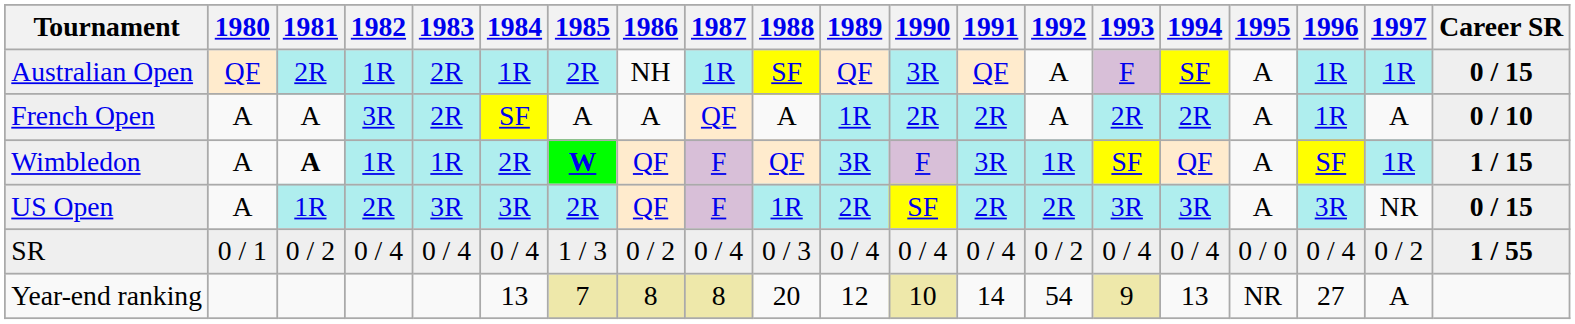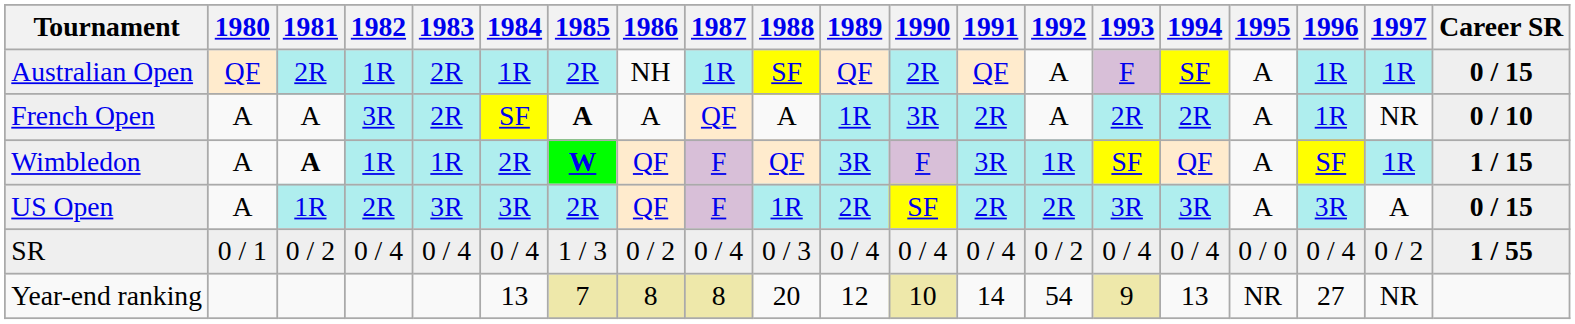(923, 71) 3R -> (923, 71) 2R
(583, 116) normal -> (583, 116) bold
(923, 116) 2R -> (923, 116) 3R
(1399, 116) A -> (1399, 116) NR
(1399, 205) NR -> (1399, 205) A
(1399, 295) A -> (1399, 295) NR
